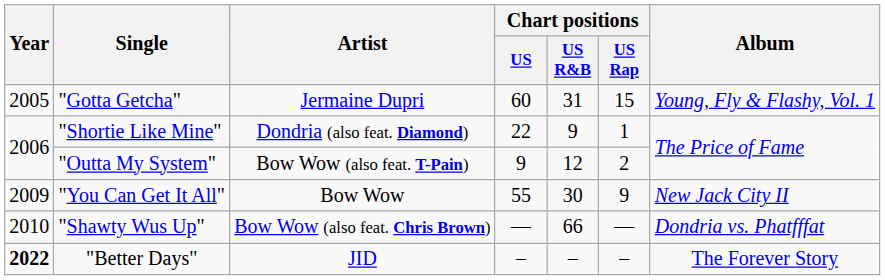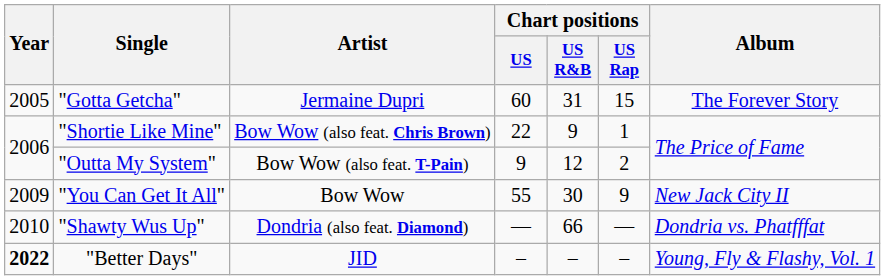(765, 99) Young, Fly & Flashy, Vol. 1 -> (765, 99) The Forever Story
(362, 131) Dondria (also feat. Diamond) -> (362, 131) Bow Wow (also feat. Chris Brown)
(362, 226) Bow Wow (also feat. Chris Brown) -> (362, 226) Dondria (also feat. Diamond)
(765, 258) The Forever Story -> (765, 258) Young, Fly & Flashy, Vol. 1
